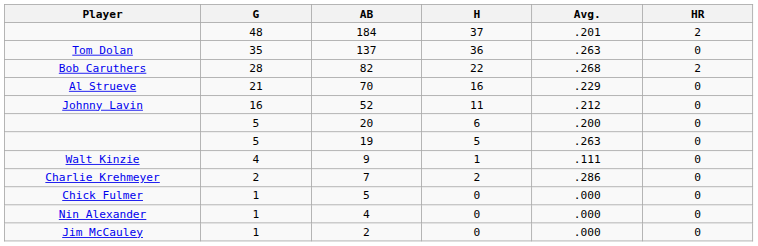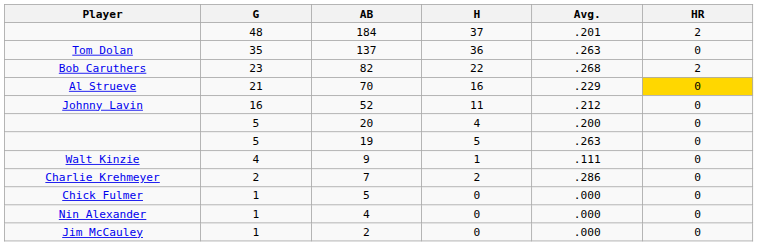(256, 68) 28 -> (256, 68) 23
(698, 86) no background -> (698, 86) gold background
(477, 123) 6 -> (477, 123) 4
